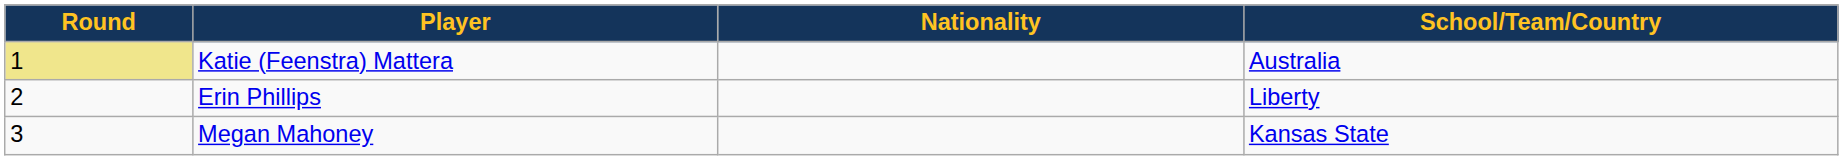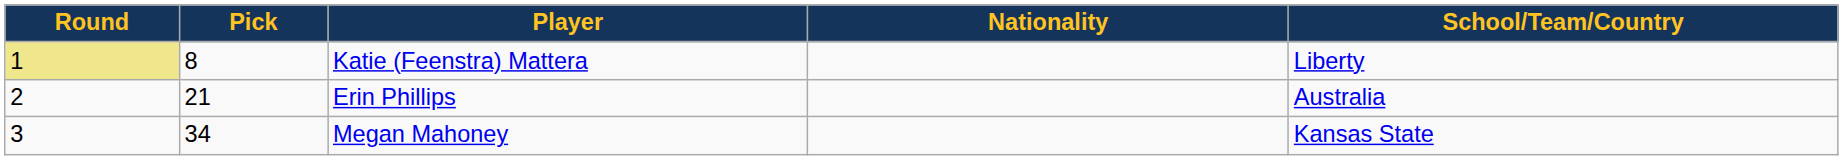+ column: (253, 23)
(1295, 60) Australia -> (1329, 60) Liberty
(1284, 97) Liberty -> (1340, 97) Australia
